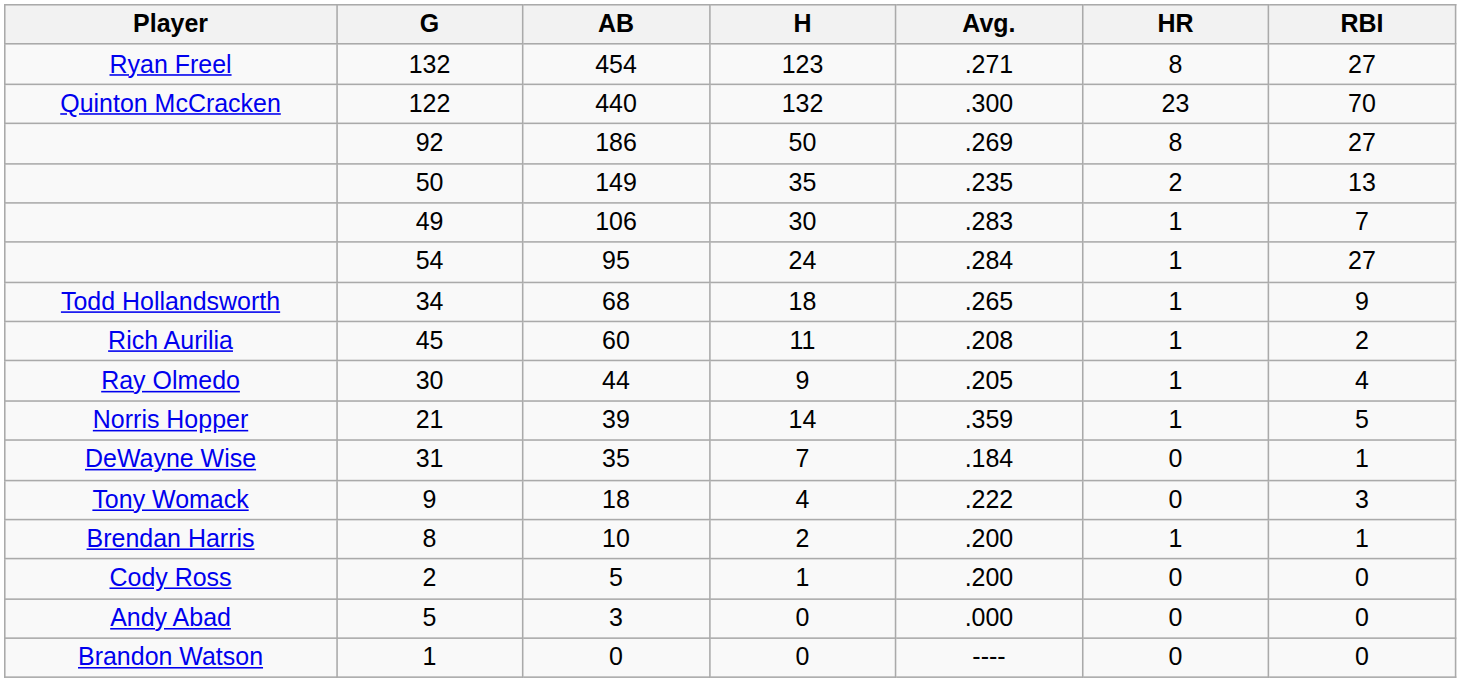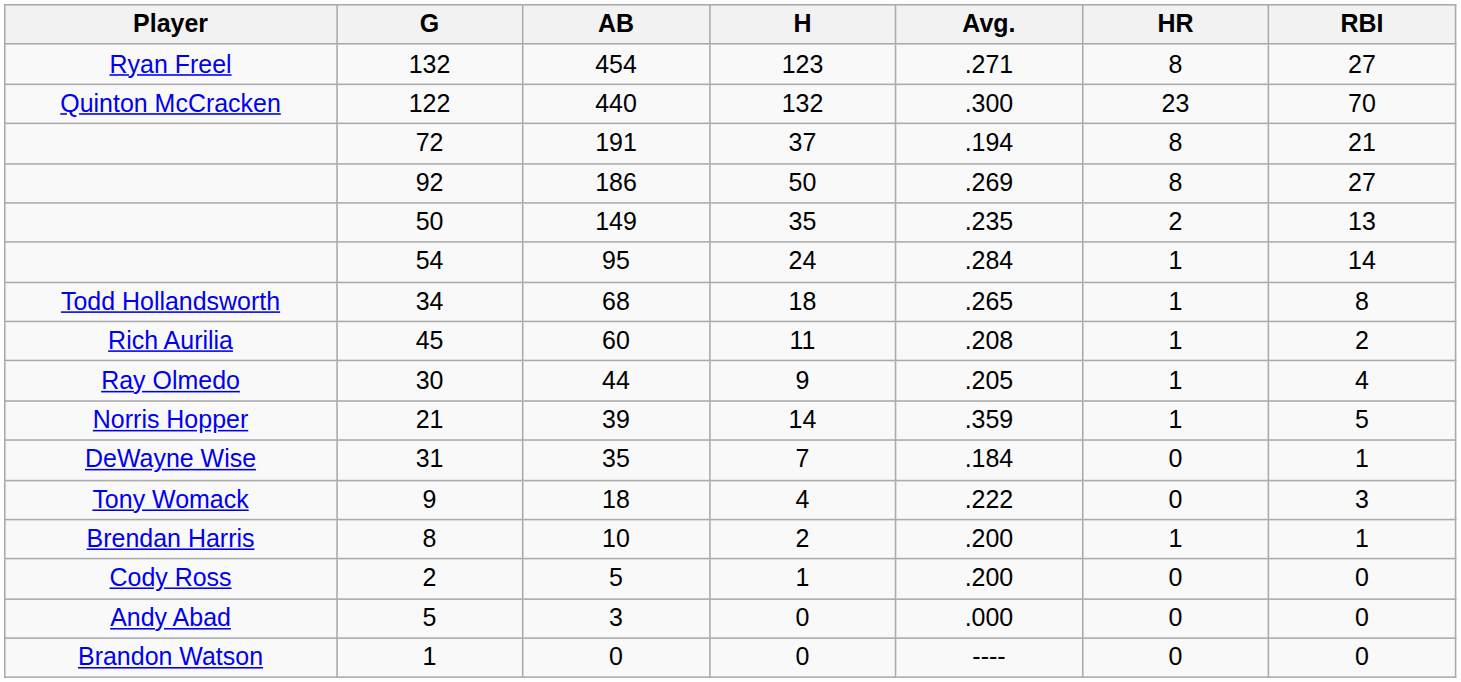+ row: (430, 143)
- row: (430, 222)
(1362, 261) 27 -> (1362, 261) 14
(1362, 301) 9 -> (1362, 301) 8
